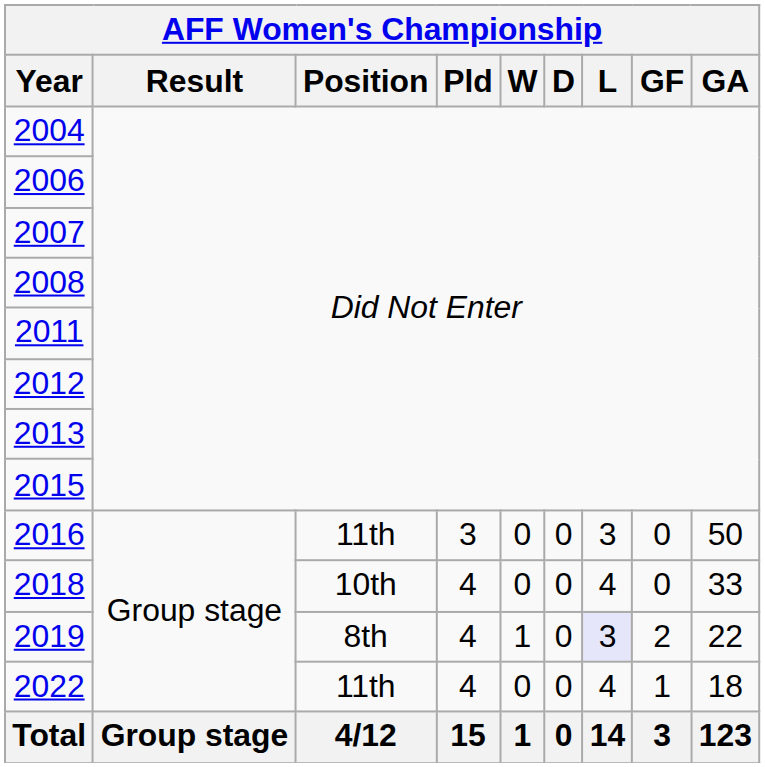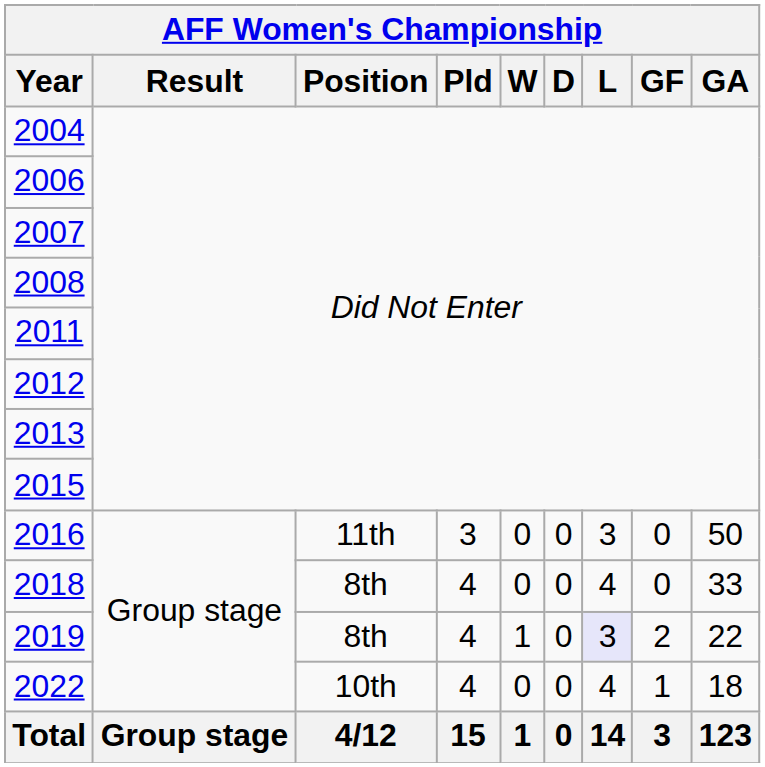(366, 585) 10th -> (366, 585) 8th
(366, 686) 11th -> (366, 686) 10th
